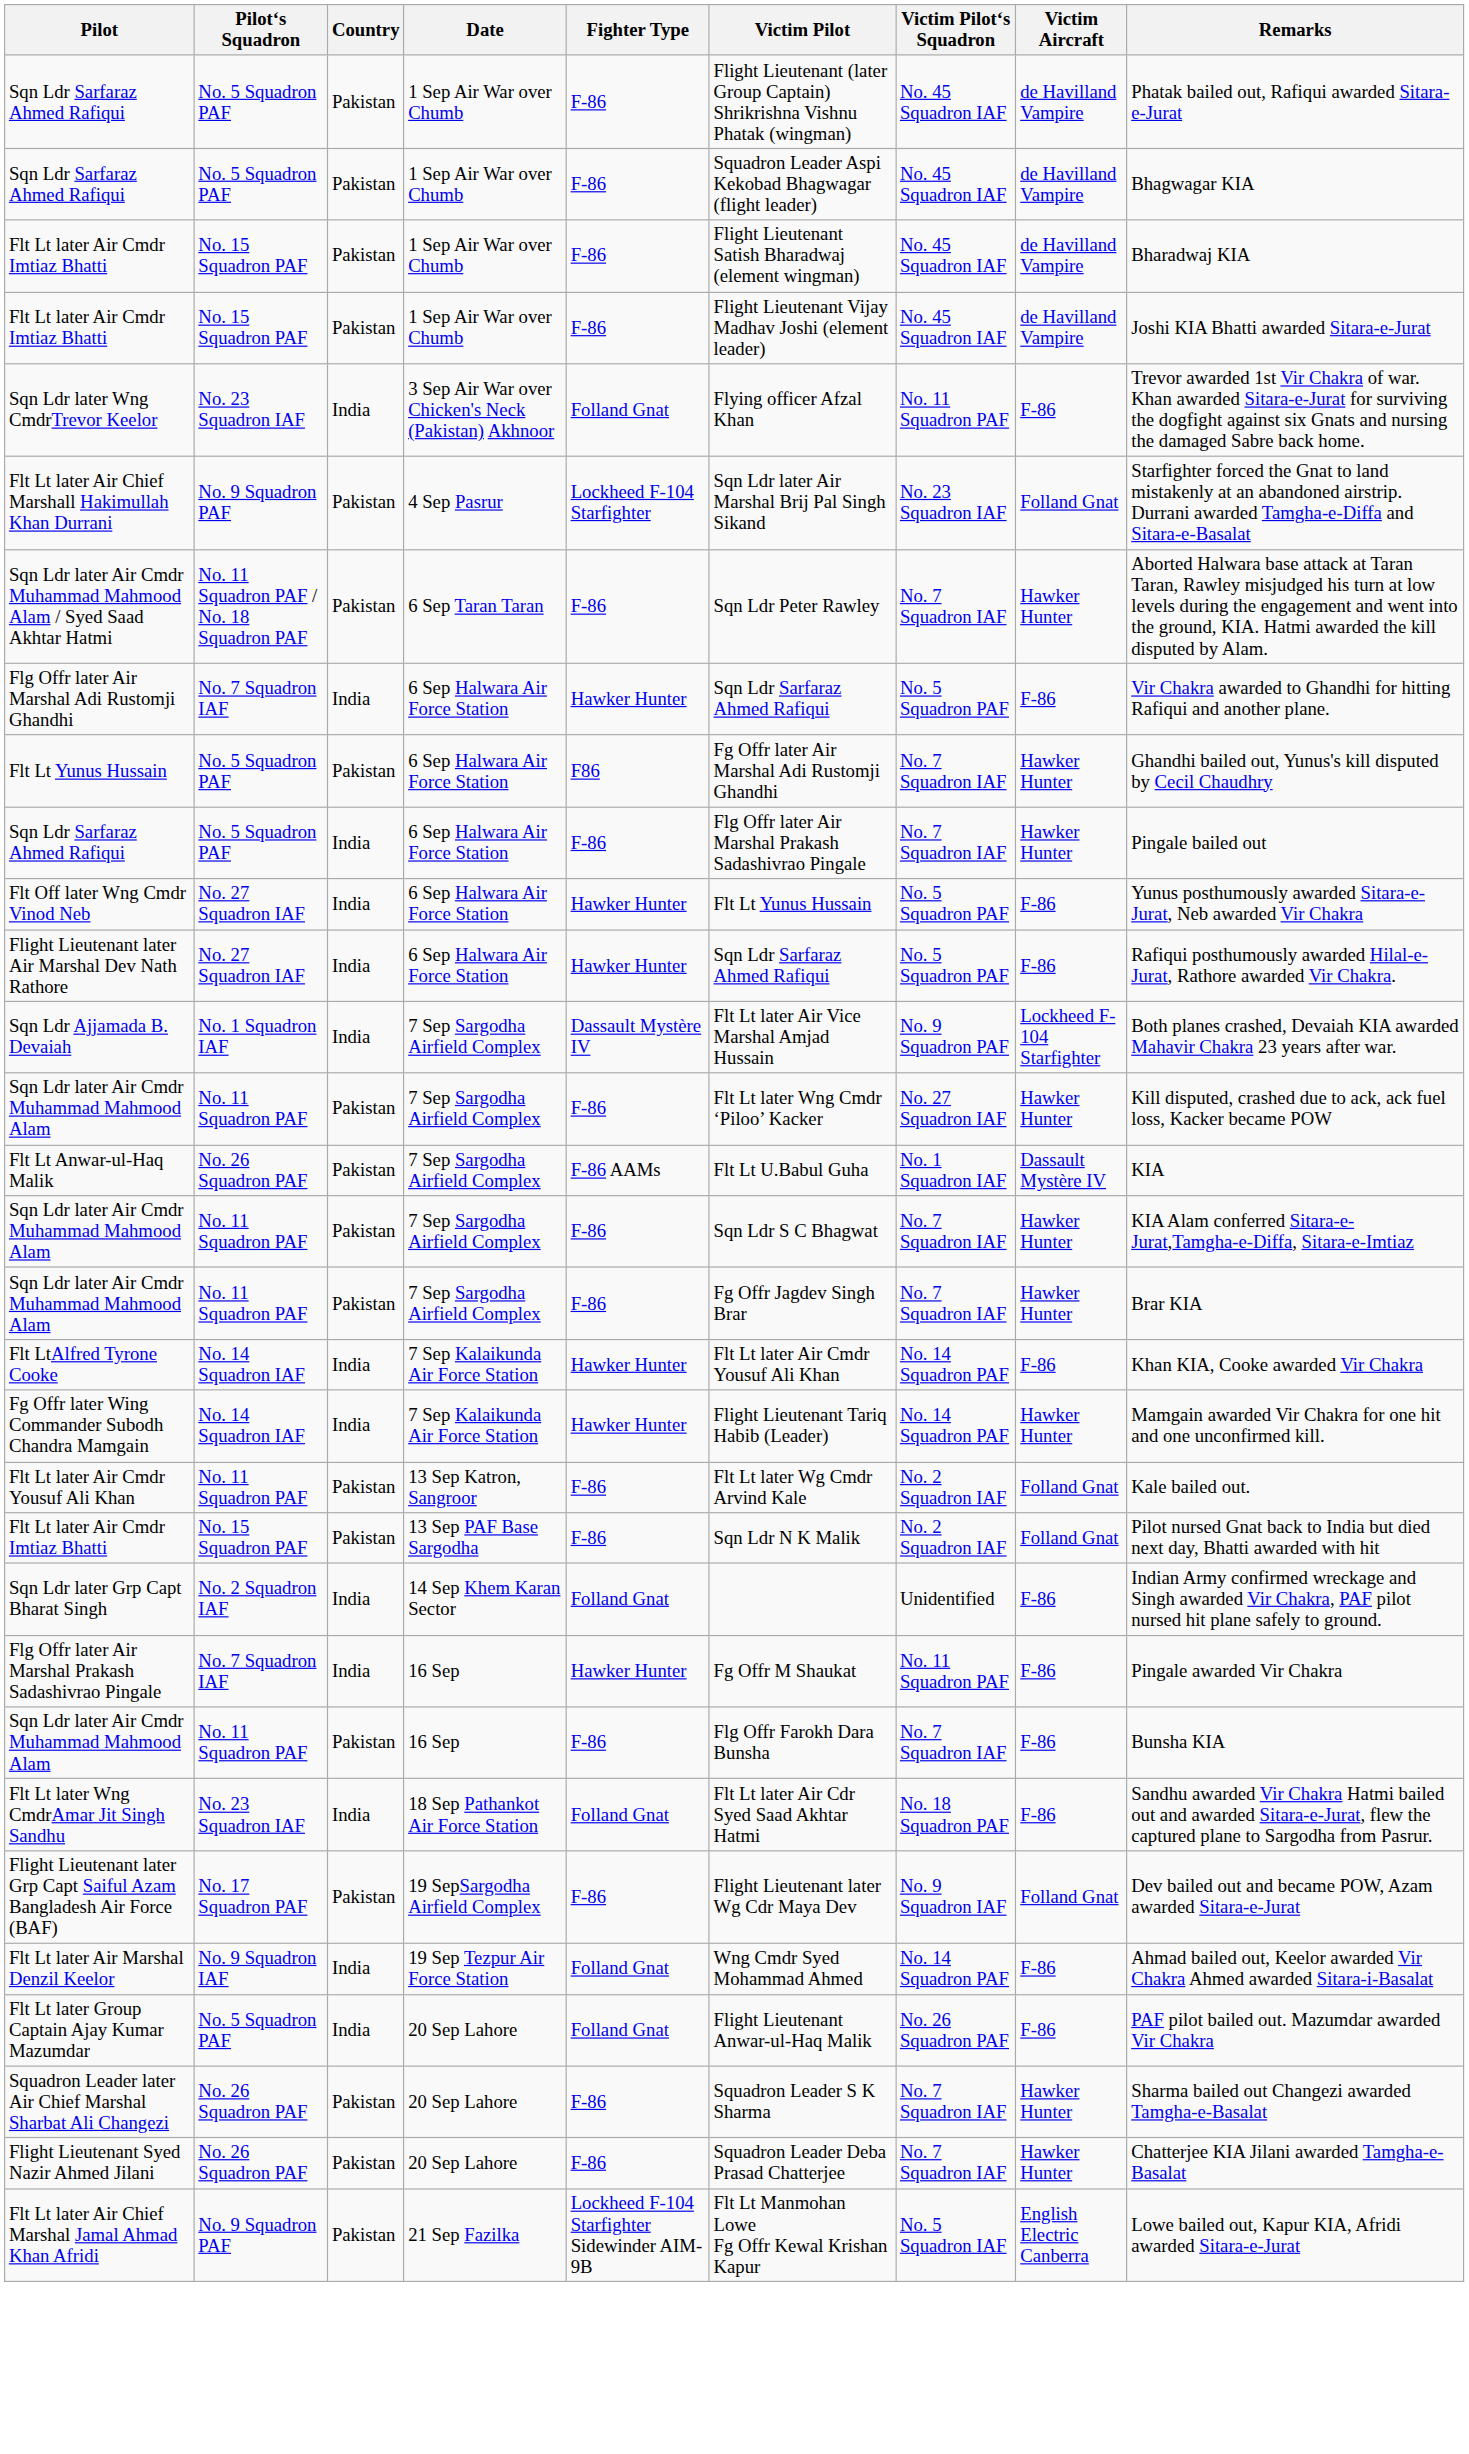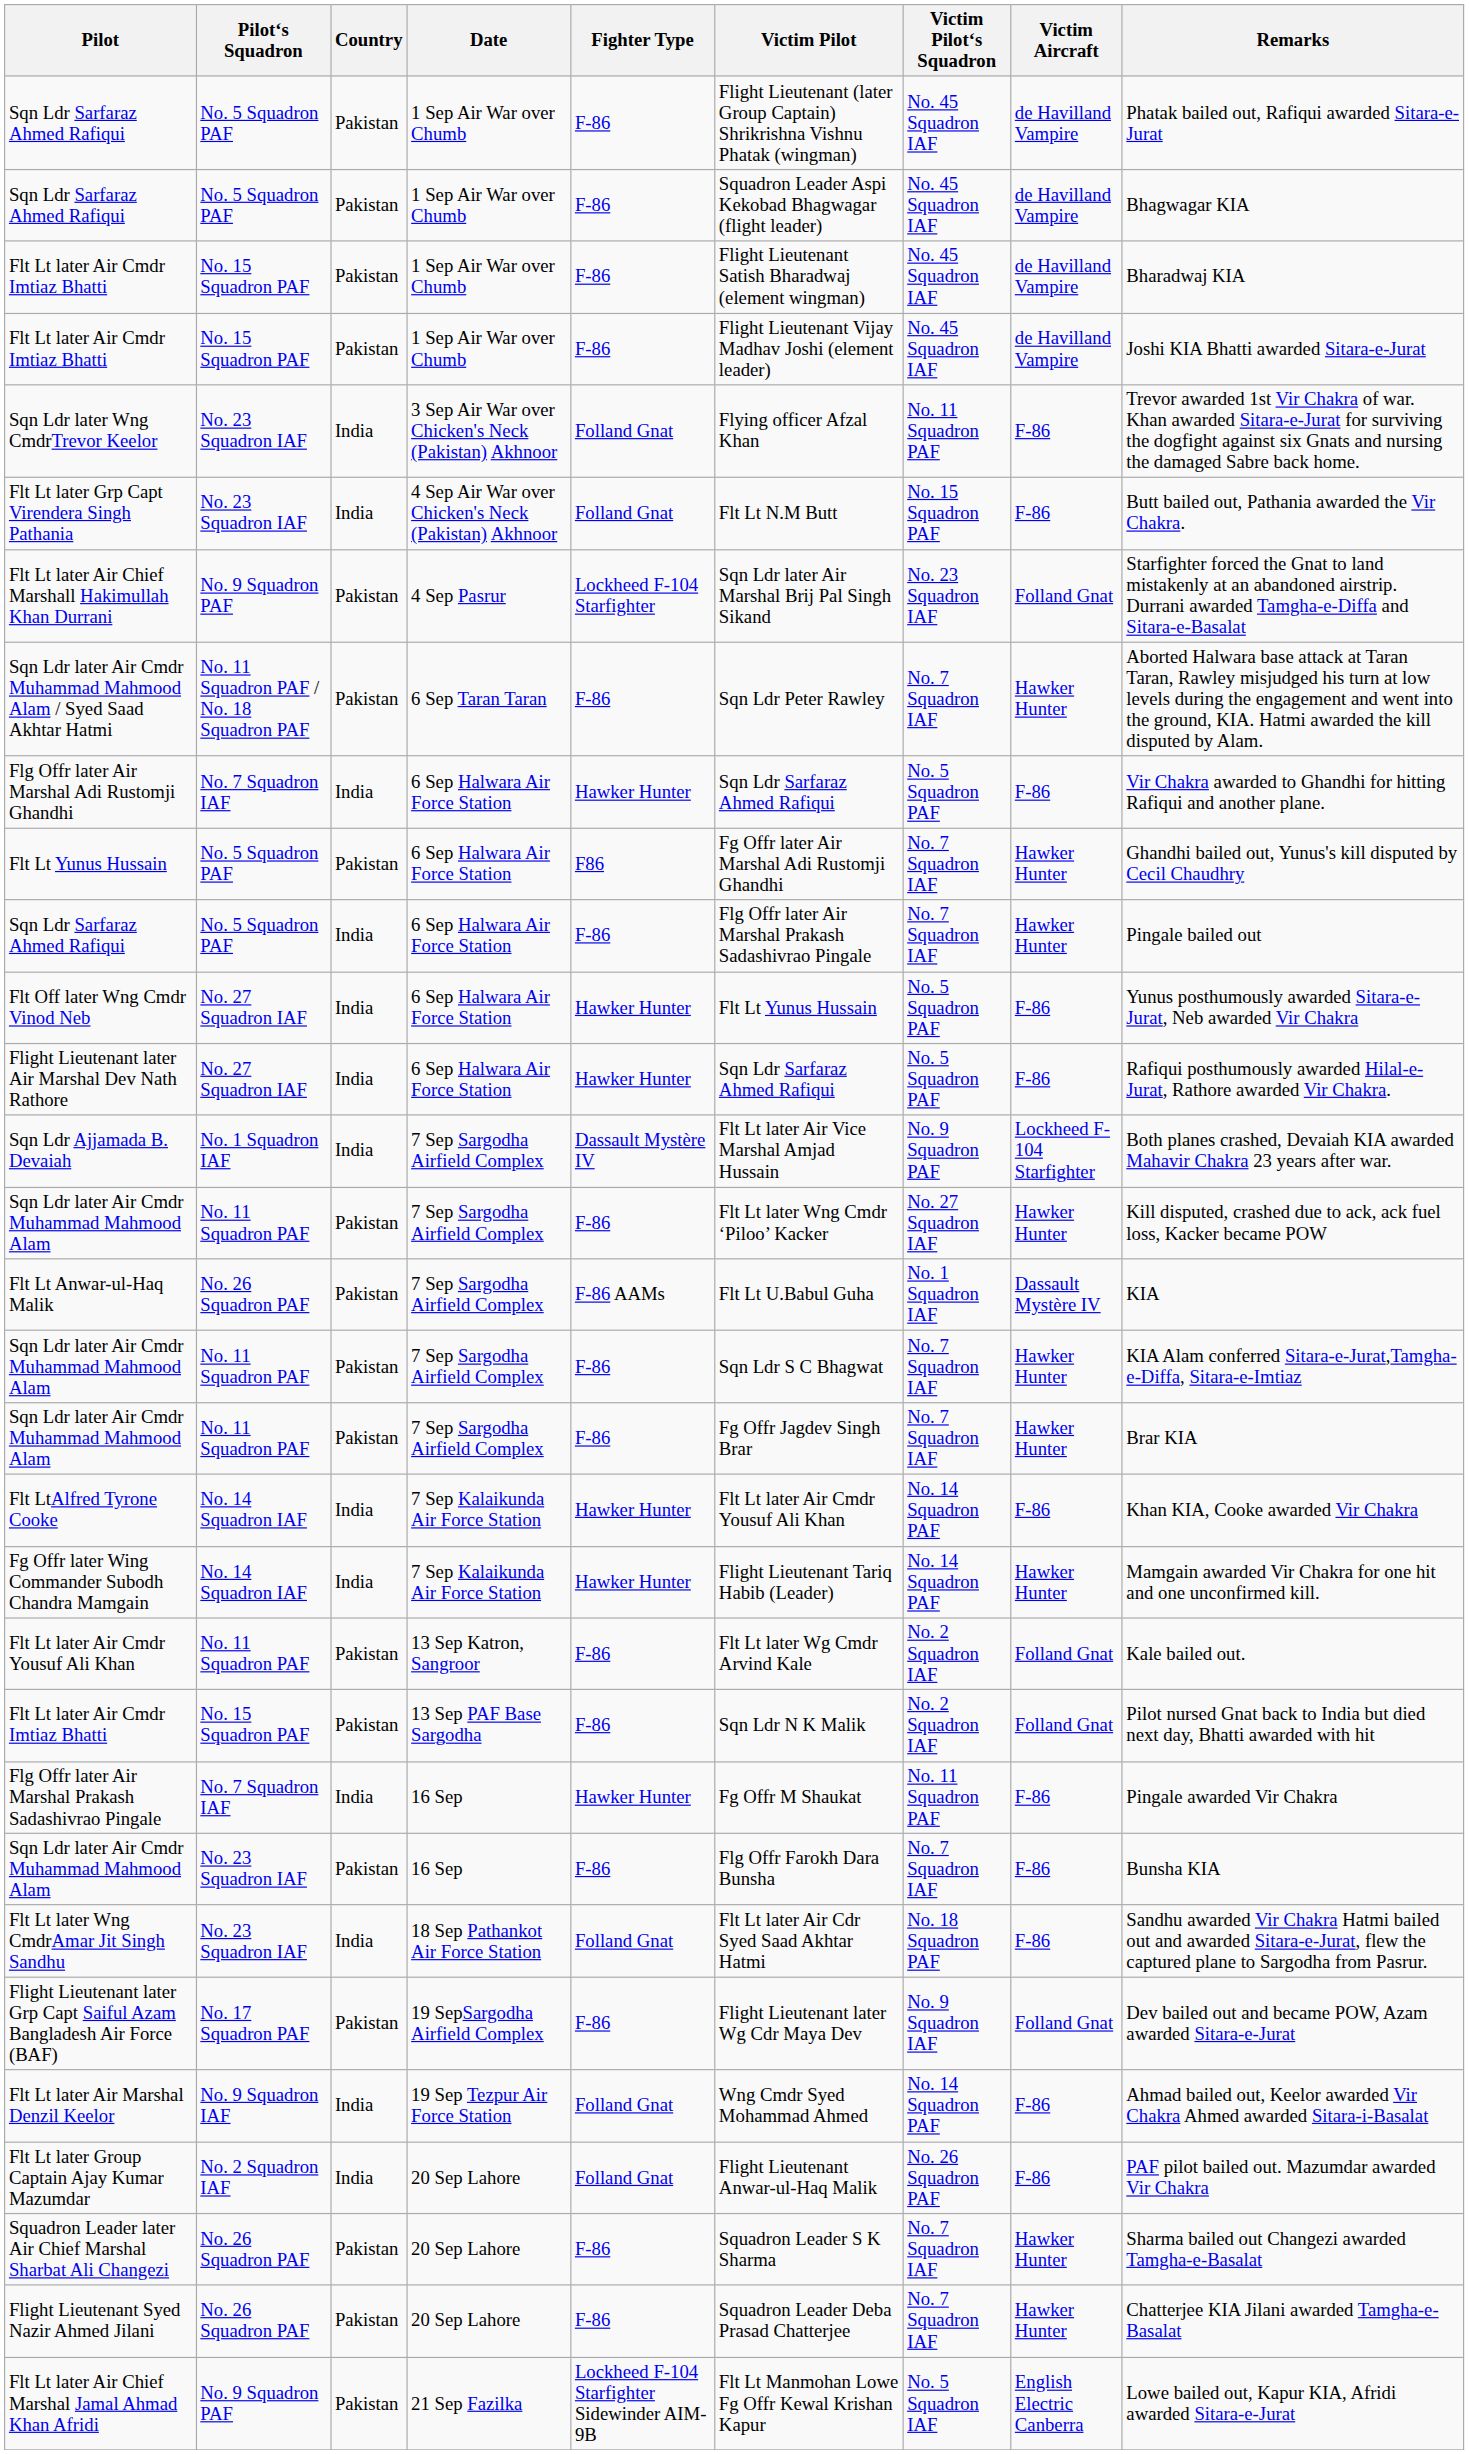+ row: (86, 513)
- row: (95, 1599)
(253, 1742) No. 11 Squadron PAF -> (254, 1869) No. 23 Squadron IAF
(257, 2029) No. 5 Squadron PAF -> (259, 2177) No. 2 Squadron IAF
